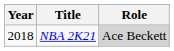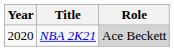(21, 35) 2018 -> (21, 35) 2020
